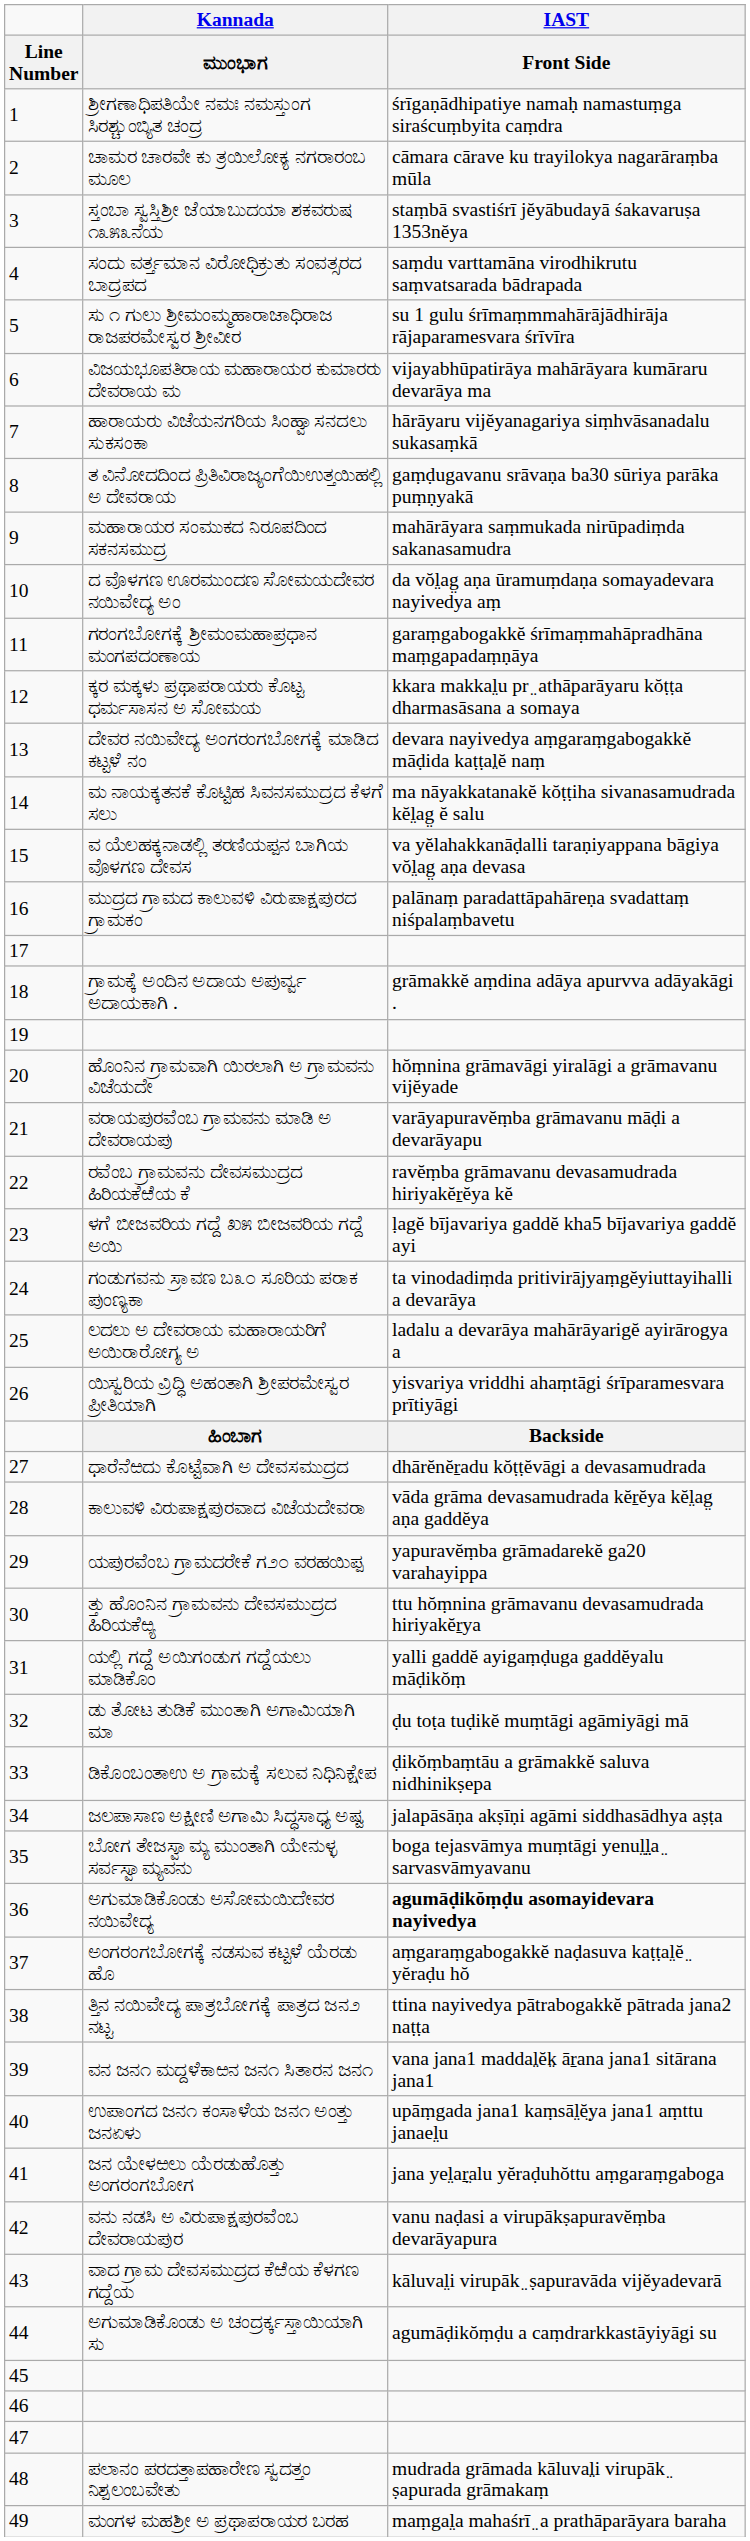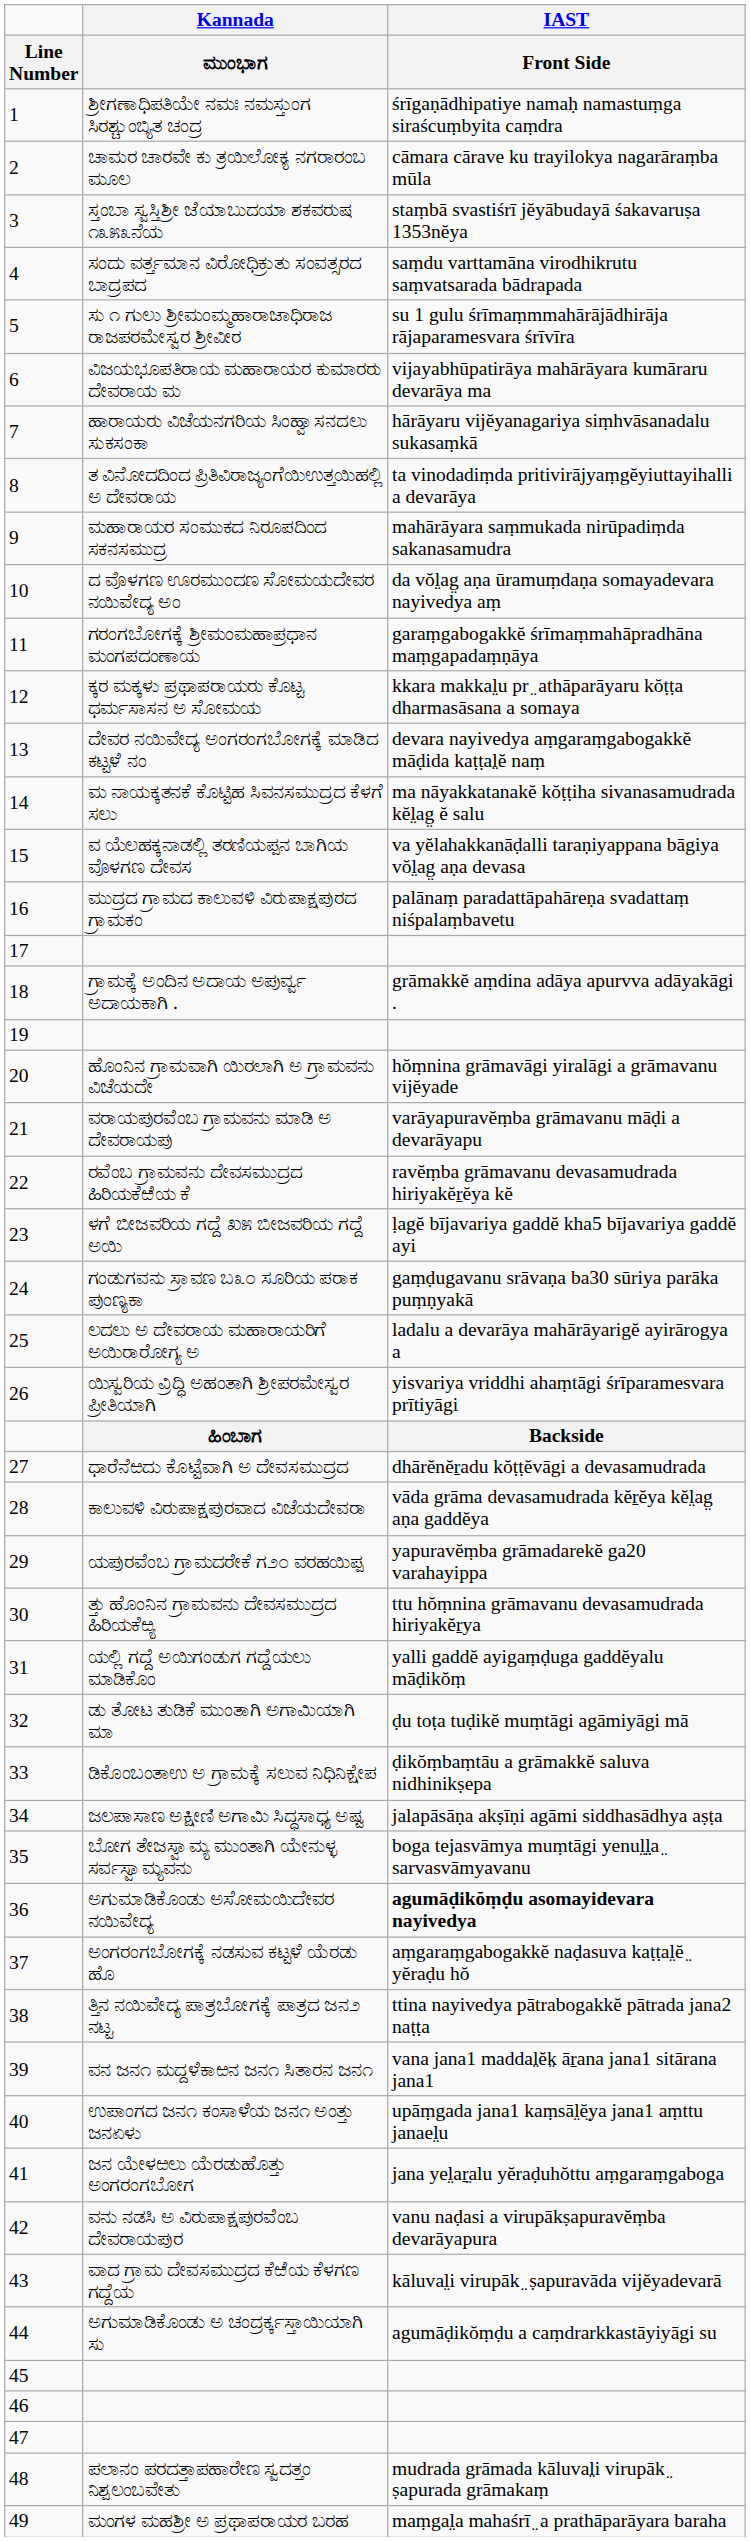(555, 485) gaṃḍugavanu srāvaṇa ba30 sūriya parāka puṃṇyakā -> (562, 485) ta vinodadiṃda pritivirājyaṃgĕyiuttayihalli a devarāya
(562, 1288) ta vinodadiṃda pritivirājyaṃgĕyiuttayihalli a devarāya -> (555, 1288) gaṃḍugavanu srāvaṇa ba30 sūriya parāka puṃṇyakā
